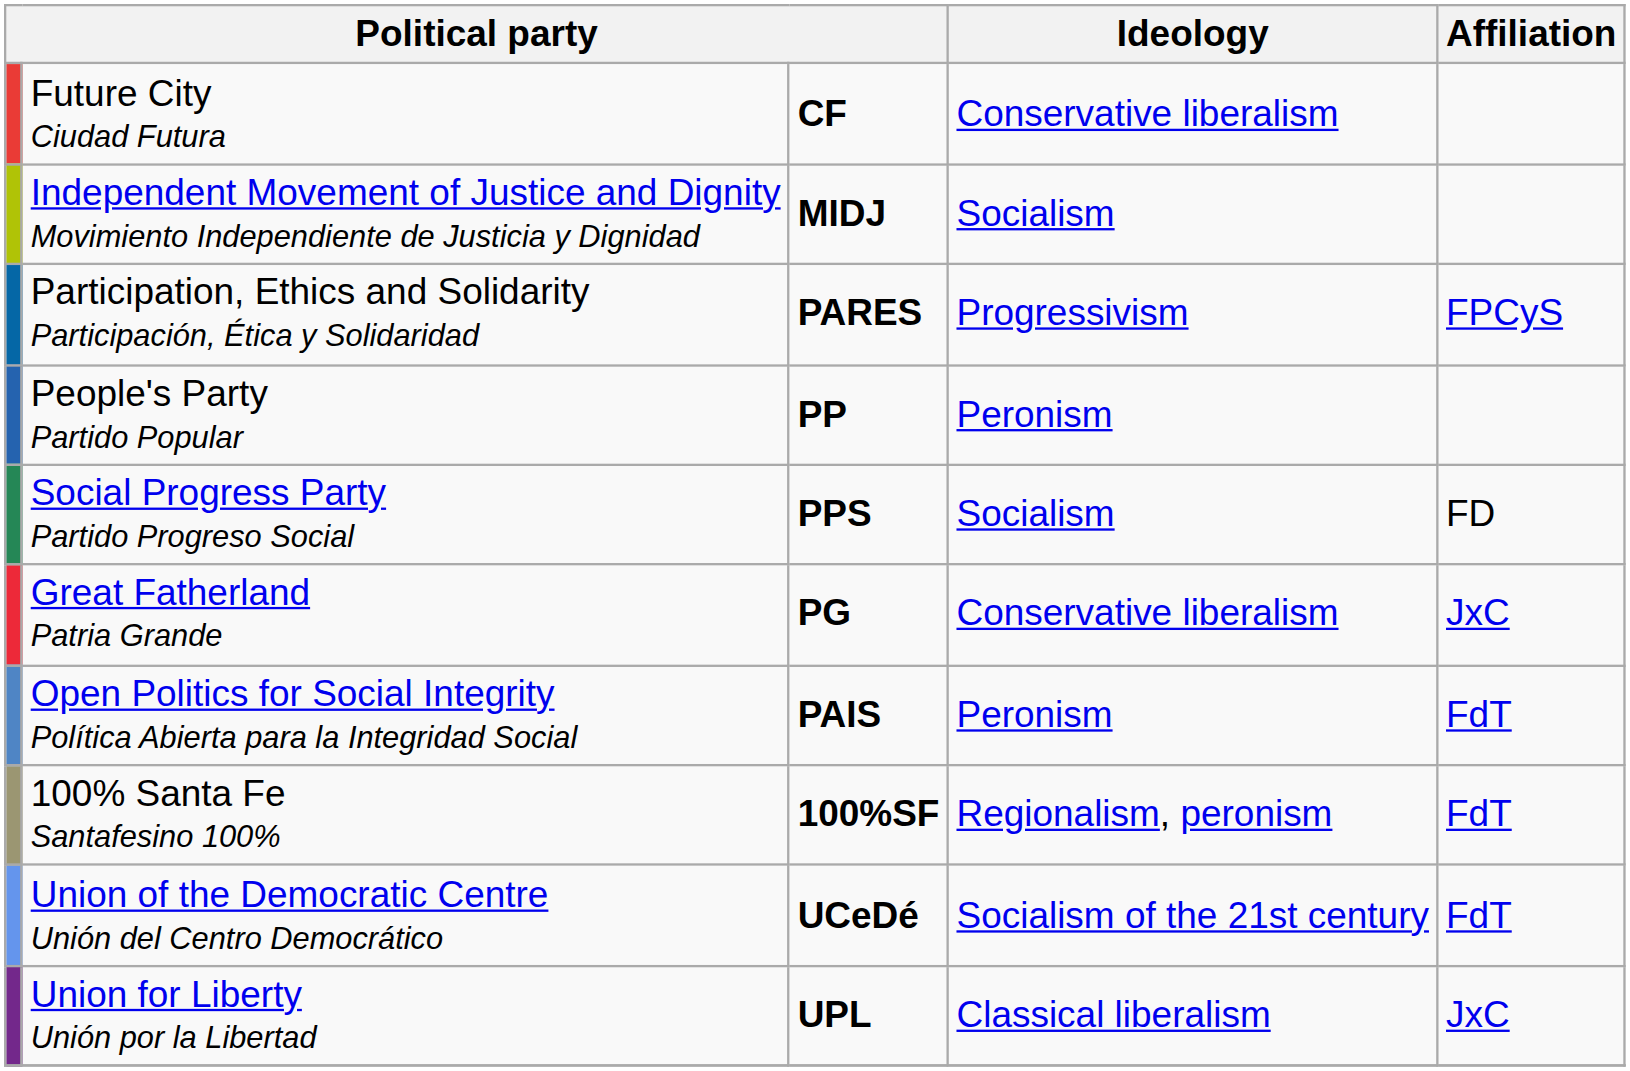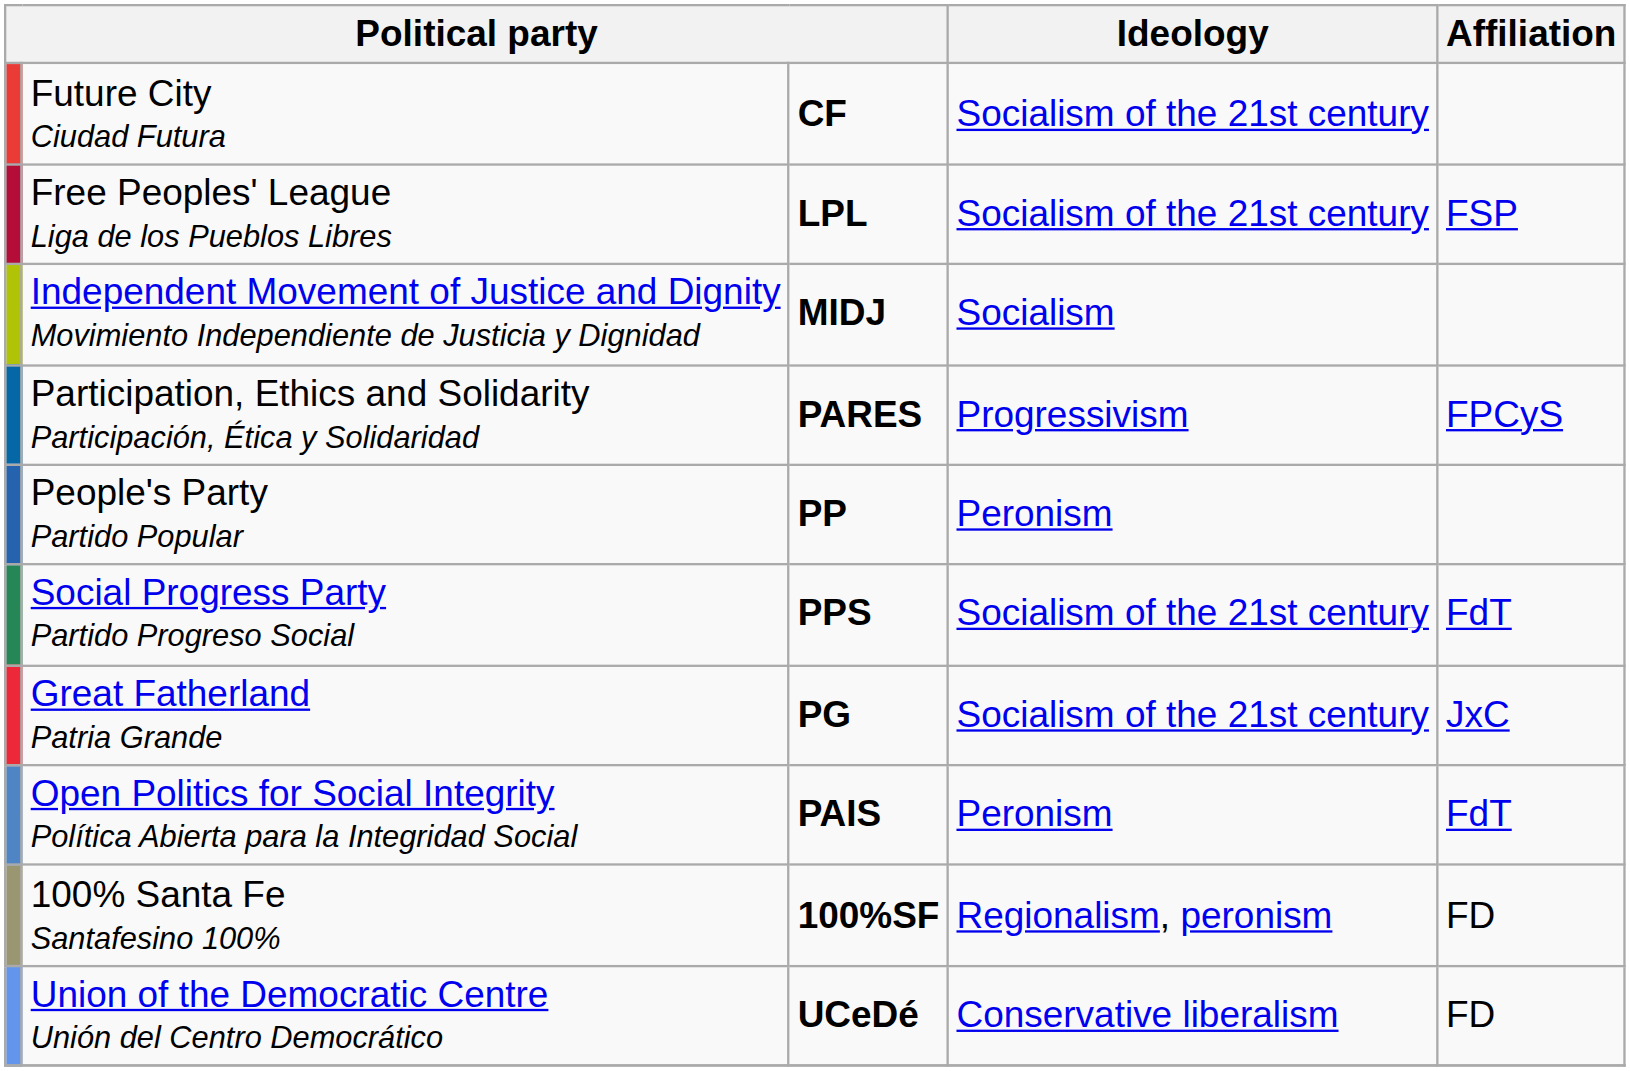(1148, 113) Conservative liberalism -> (1193, 113) Socialism of the 21st century
+ row: (211, 213)
(1036, 513) Socialism -> (1193, 614) Socialism of the 21st century
(1471, 513) FD -> (1479, 614) FdT
(1148, 614) Conservative liberalism -> (1193, 714) Socialism of the 21st century
(1479, 814) FdT -> (1471, 914) FD
(1193, 914) Socialism of the 21st century -> (1148, 1014) Conservative liberalism
(1479, 914) FdT -> (1471, 1014) FD
- row: (174, 1014)
